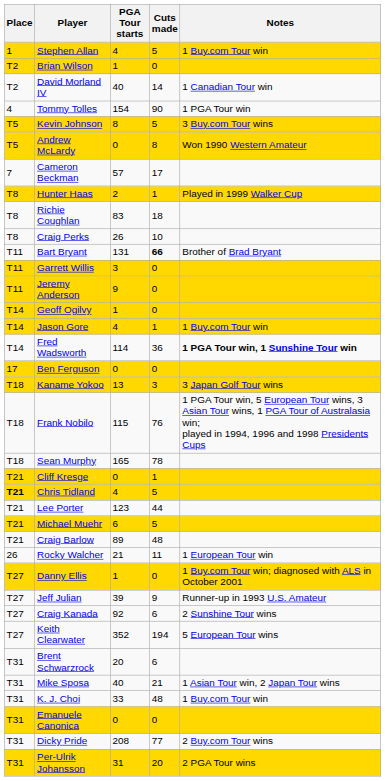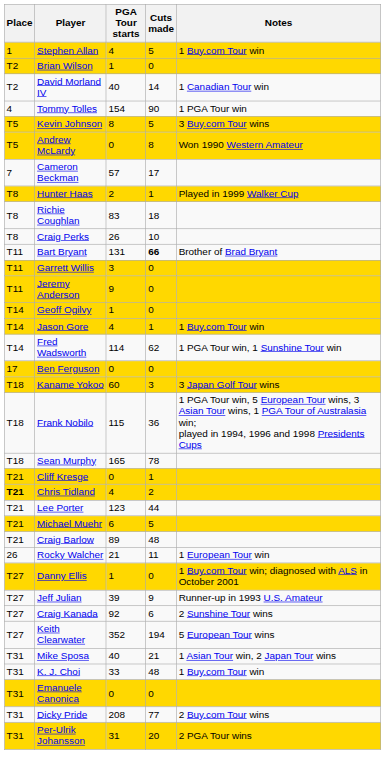(157, 347) 36 -> (154, 347) 62
(270, 347) bold -> (260, 347) normal
(118, 384) 13 -> (114, 384) 60
(157, 422) 76 -> (154, 422) 36
(155, 492) 5 -> (151, 492) 2
- row: (65, 661)
